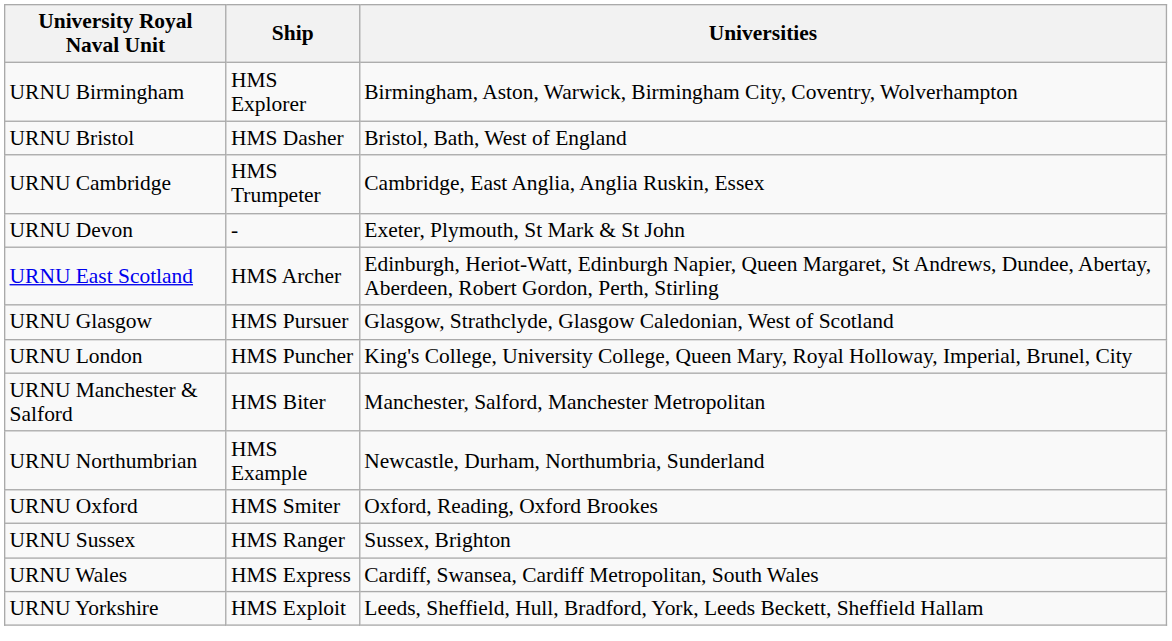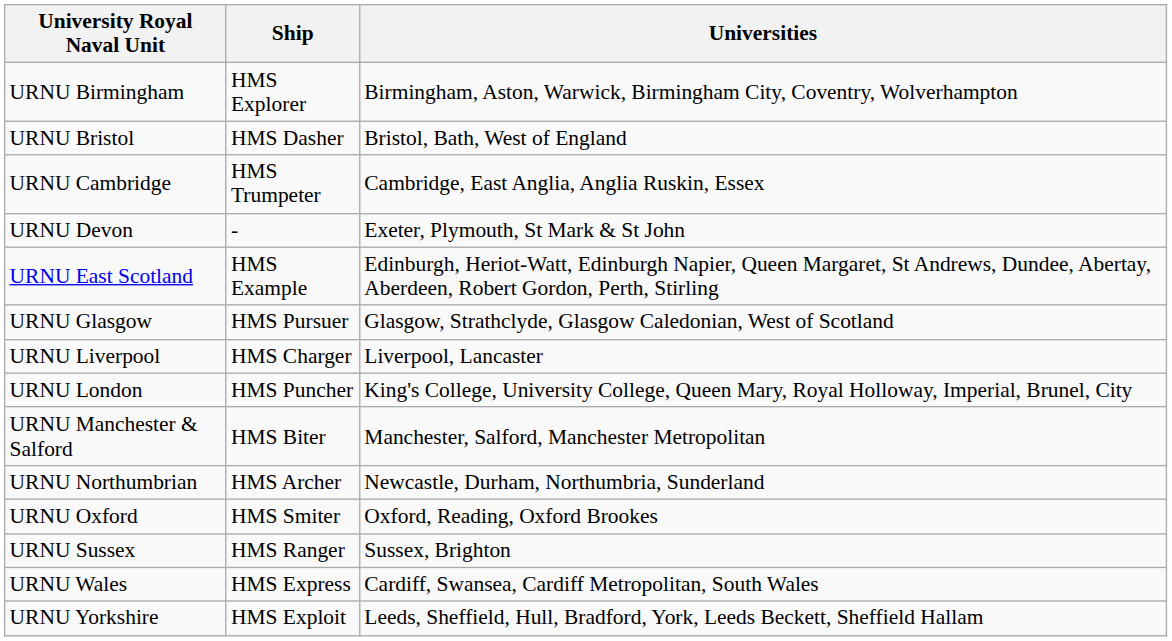(286, 275) HMS Archer -> (269, 275) HMS Example
+ row: (85, 355)
(269, 460) HMS Example -> (286, 482) HMS Archer
